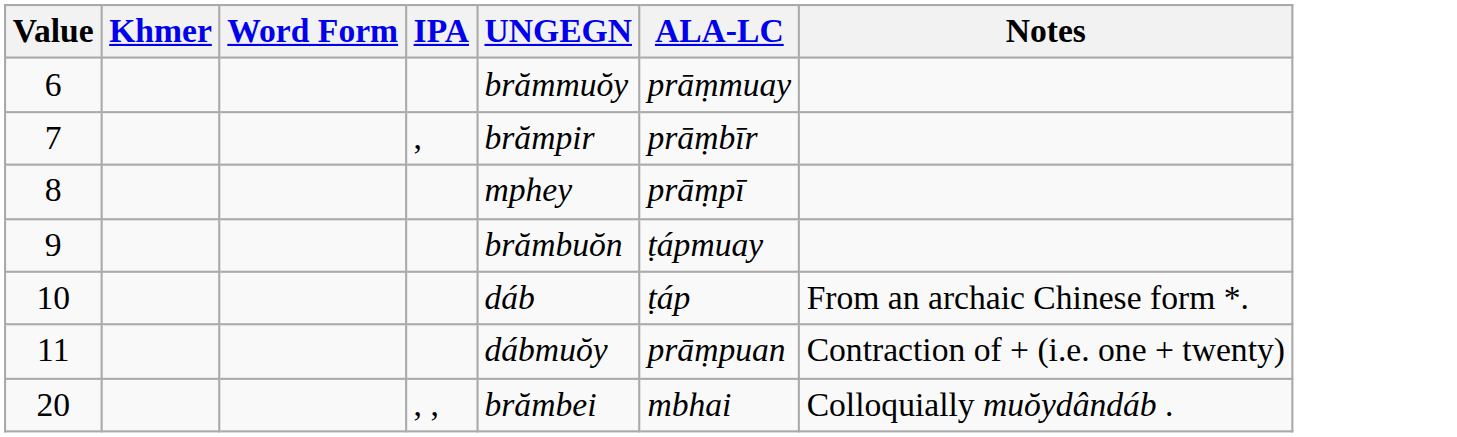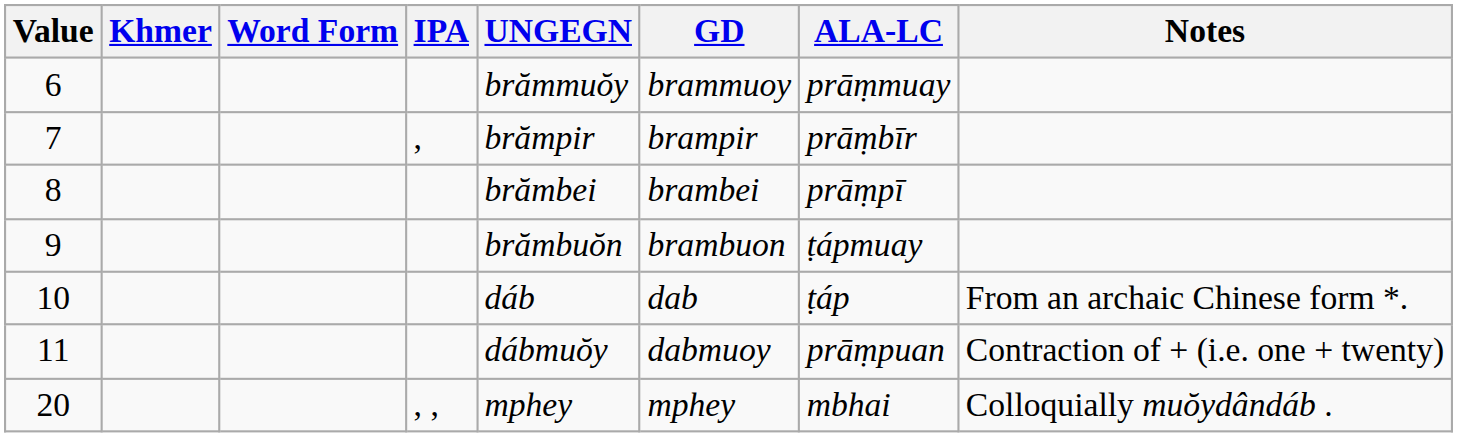+ column: (719, 31)
(528, 191) mphey -> (540, 191) brămbei
(540, 404) brămbei -> (528, 404) mphey
